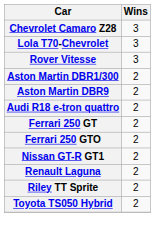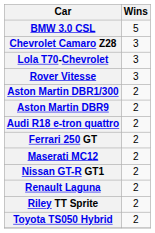+ row: (63, 28)
- row: (63, 140)
+ row: (63, 156)
